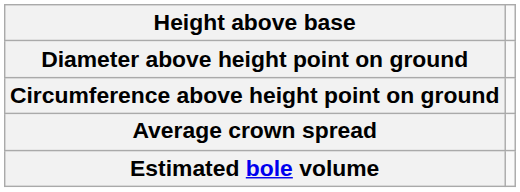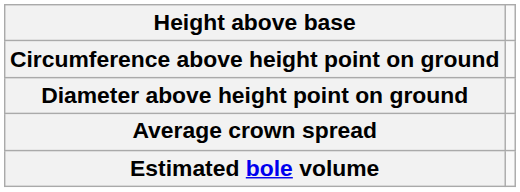rows swapped: (255, 95) <-> (255, 58)
